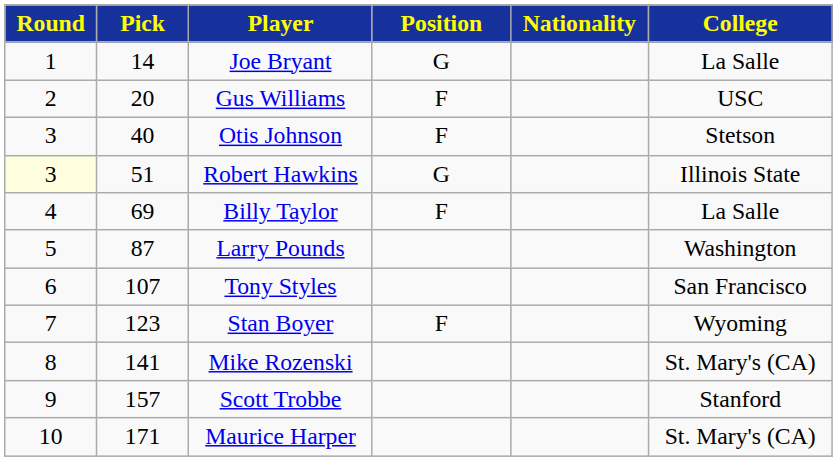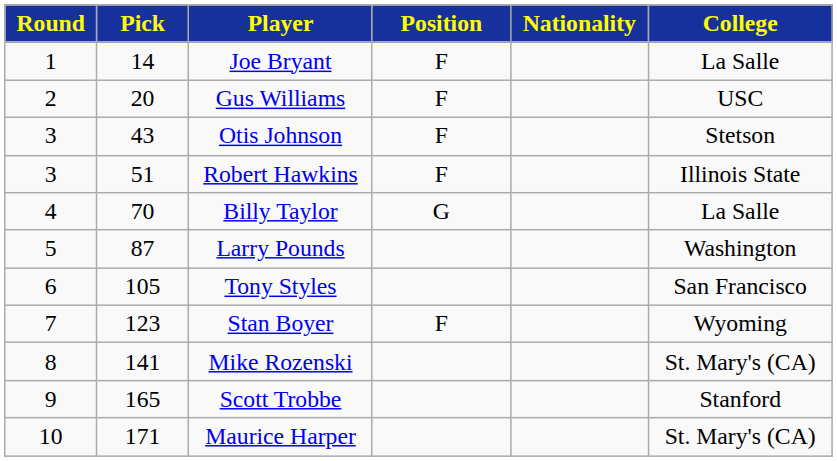(441, 60) G -> (441, 60) F
(143, 135) 40 -> (143, 135) 43
(51, 173) lightyellow background -> (51, 173) no background
(441, 173) G -> (441, 173) F
(143, 211) 69 -> (143, 211) 70
(441, 211) F -> (441, 211) G
(143, 286) 107 -> (143, 286) 105
(143, 398) 157 -> (143, 398) 165
